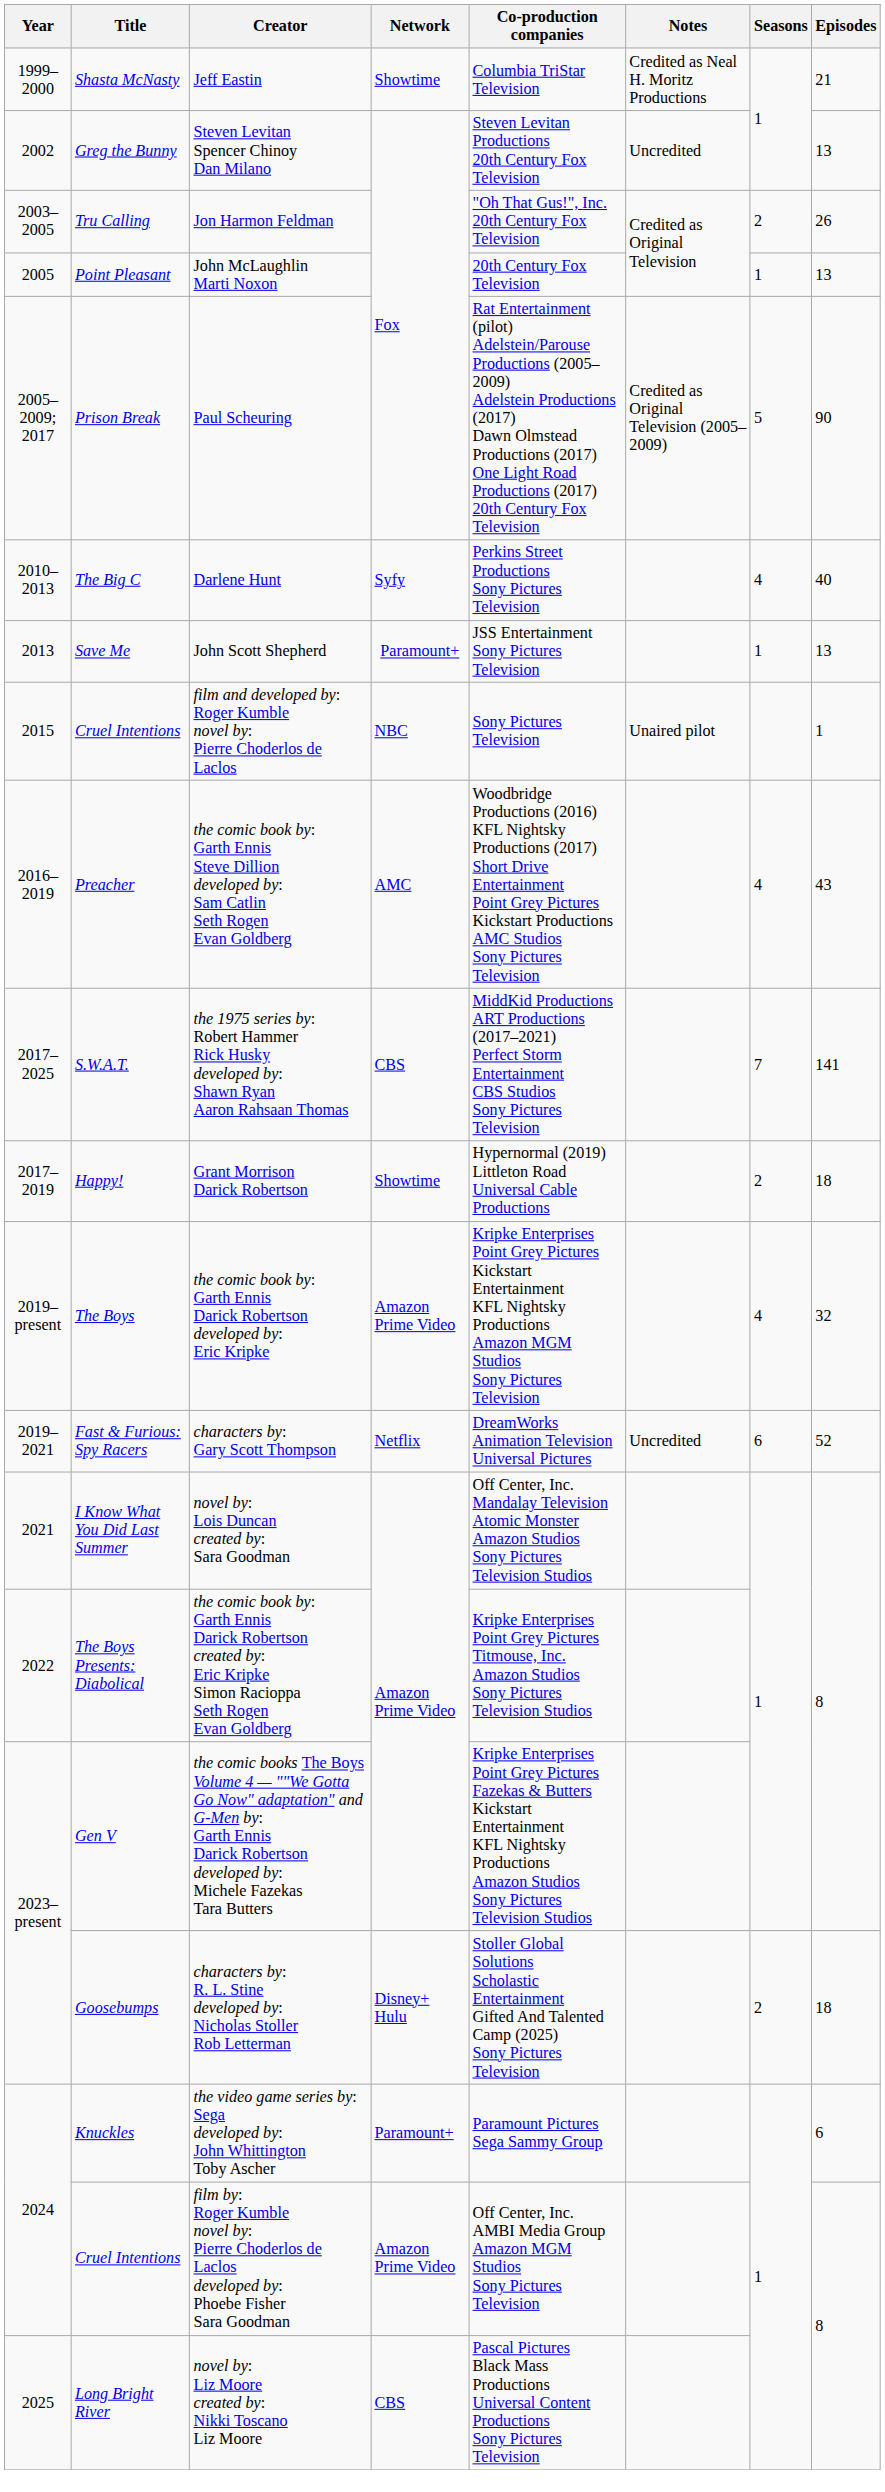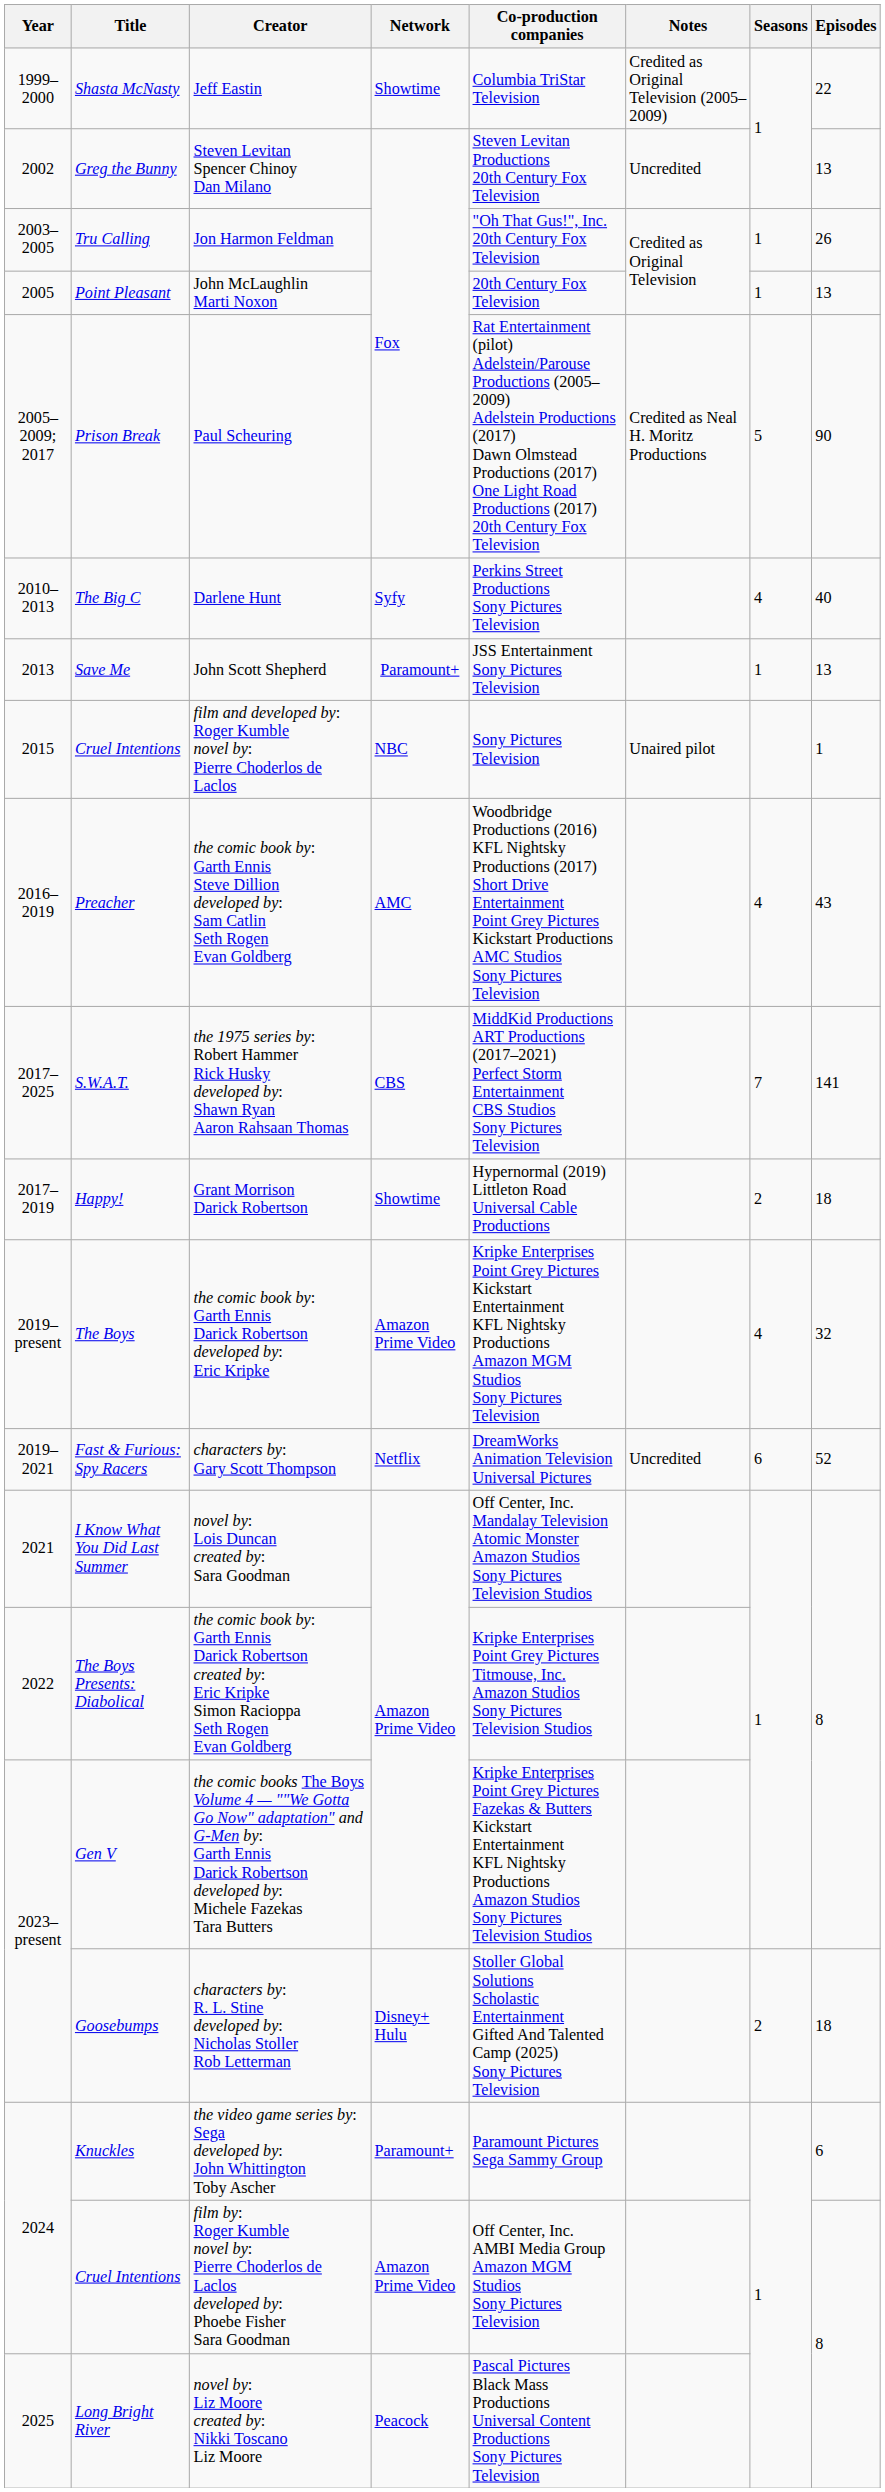(683, 79) Credited as Neal H. Moritz Productions -> (688, 88) Credited as Original Television (2005–2009)
(823, 79) 21 -> (823, 88) 22
(758, 221) 2 -> (758, 239) 1
(688, 418) Credited as Original Television (2005–2009) -> (683, 436) Credited as Neal H. Moritz Productions
(390, 2402) CBS -> (401, 2420) Peacock
